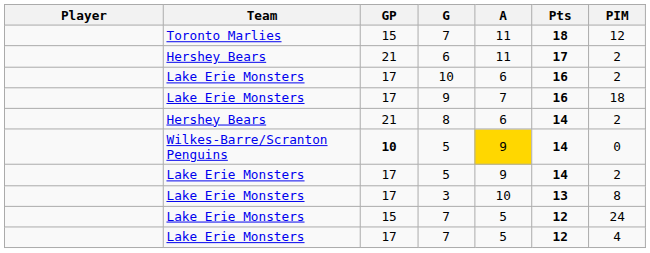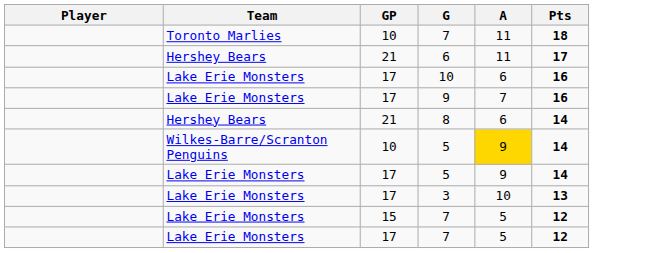- column: (617, 15)
(389, 36) 15 -> (389, 36) 10
(389, 147) bold -> (389, 147) normal
